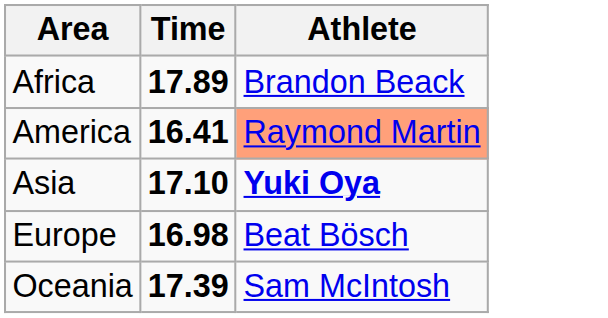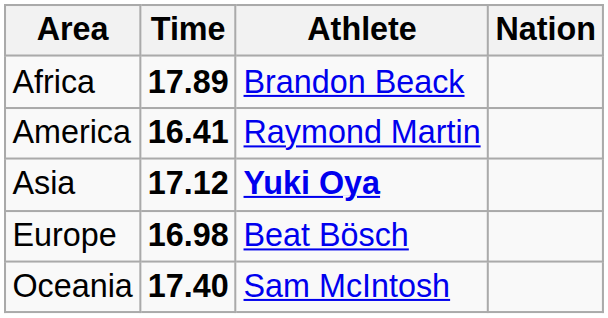+ column: (546, 30)
(362, 132) lightsalmon background -> (362, 132) no background
(188, 183) 17.10 -> (188, 183) 17.12
(188, 286) 17.39 -> (188, 286) 17.40
